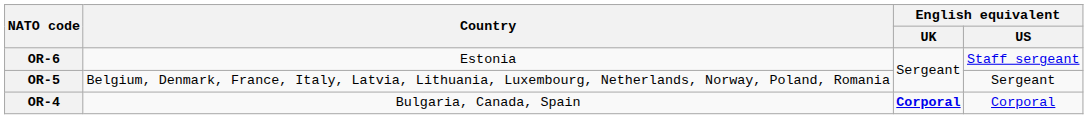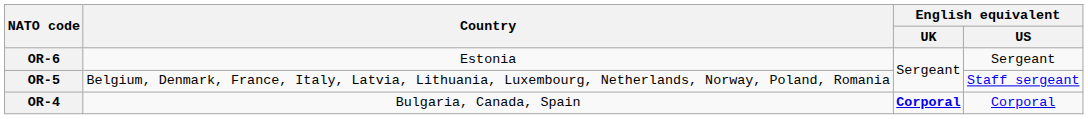(1023, 59) Staff sergeant -> (1023, 59) Sergeant
(1023, 81) Sergeant -> (1023, 81) Staff sergeant
